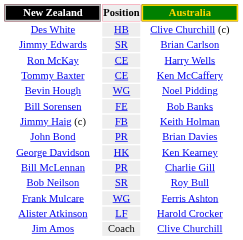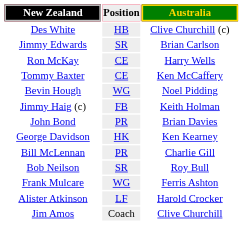- row: (53, 106)
